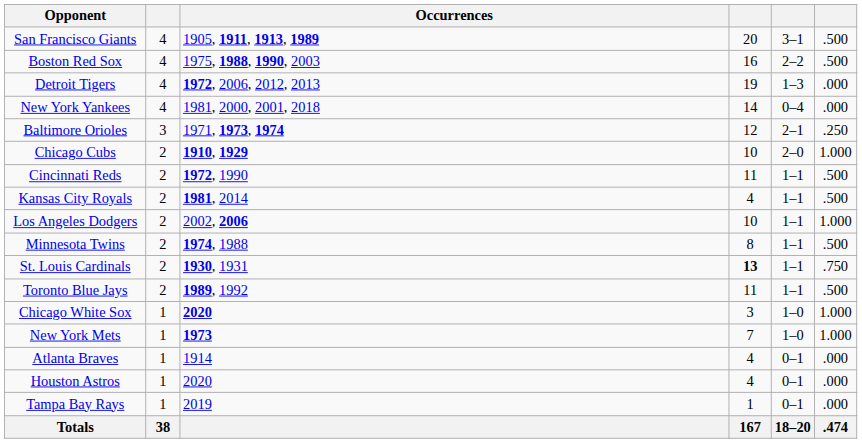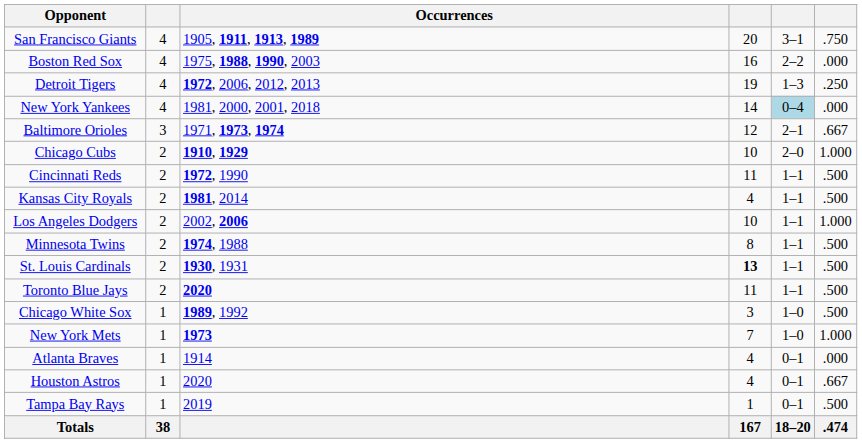(835, 38) .500 -> (835, 38) .750
(835, 61) .500 -> (835, 61) .000
(835, 84) .000 -> (835, 84) .250
(793, 107) no background -> (793, 107) lightblue background
(835, 130) .250 -> (835, 130) .667
(835, 267) .750 -> (835, 267) .500
(215, 289) 1989, 1992 -> (197, 289) 2020
(197, 312) 2020 -> (215, 312) 1989, 1992
(835, 312) 1.000 -> (835, 312) .500
(835, 381) .000 -> (835, 381) .667
(835, 404) .000 -> (835, 404) .500
